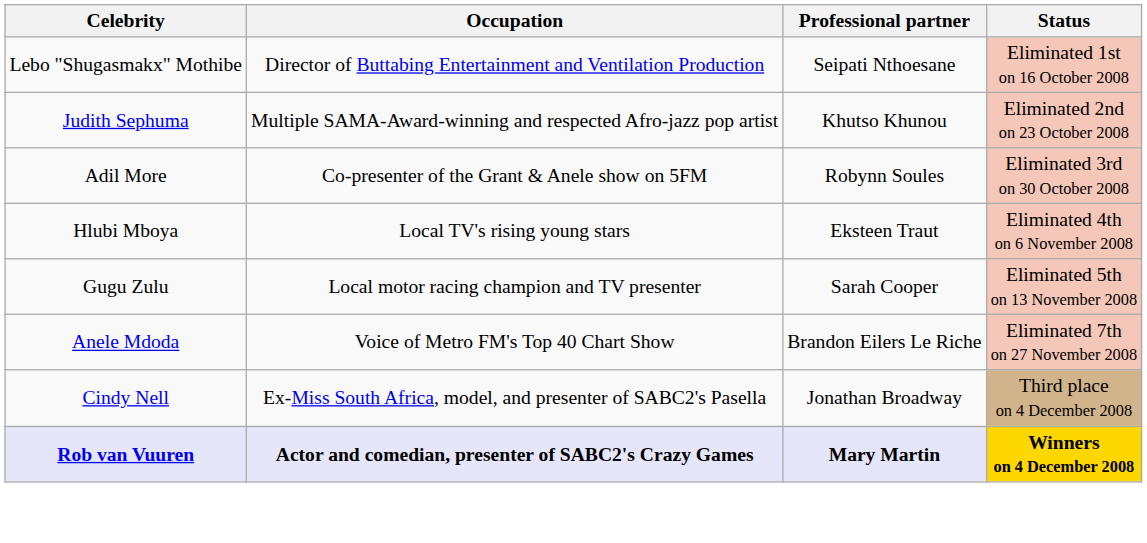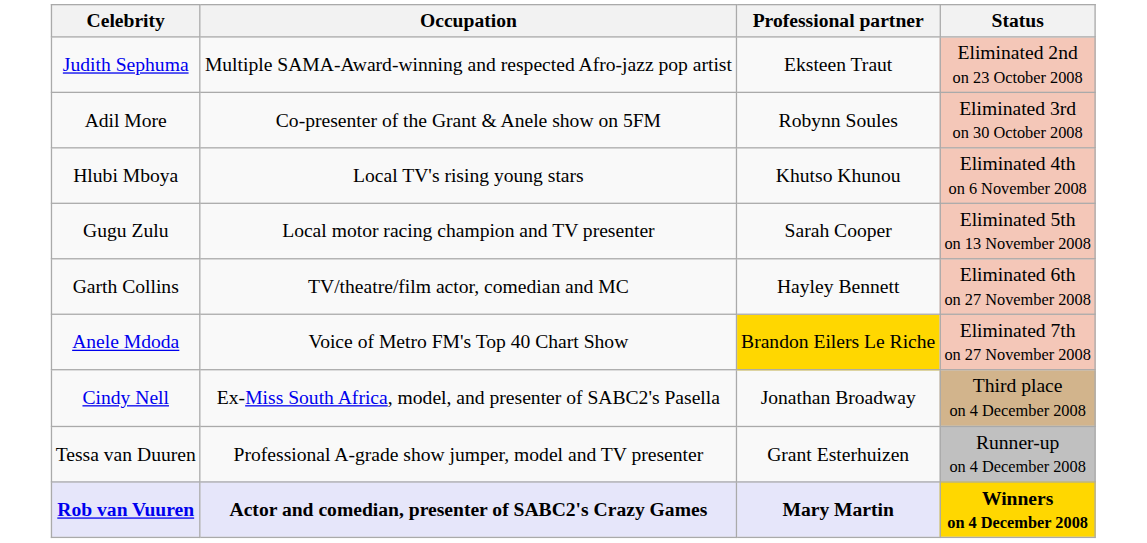- row: (126, 64)
(884, 120) Khutso Khunou -> (838, 64) Eksteen Traut
(884, 231) Eksteen Traut -> (838, 175) Khutso Khunou
+ row: (126, 286)
(884, 342) no background -> (838, 342) gold background
+ row: (126, 453)
